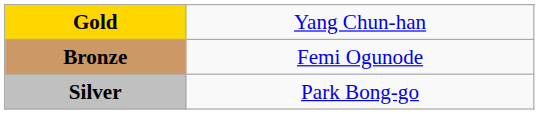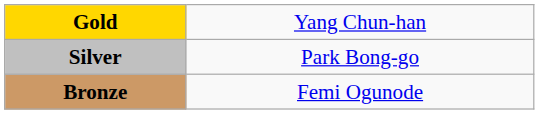rows swapped: (95, 91) <-> (95, 56)
